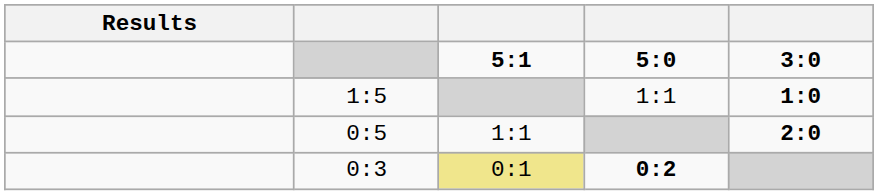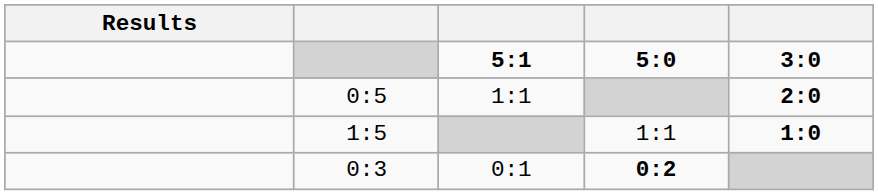rows swapped: (367, 97) <-> (367, 134)
(511, 171) khaki background -> (511, 171) no background
